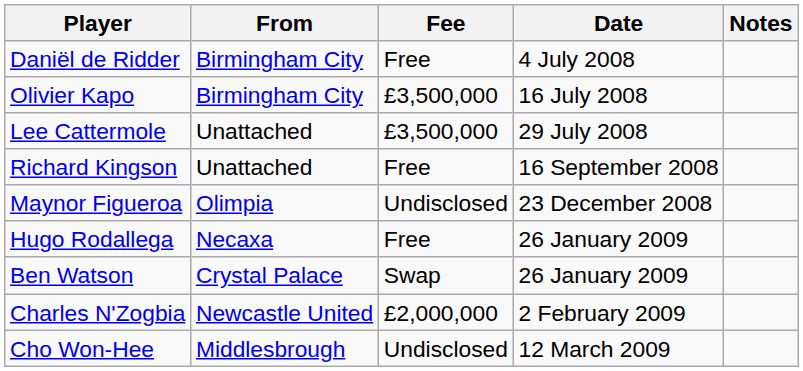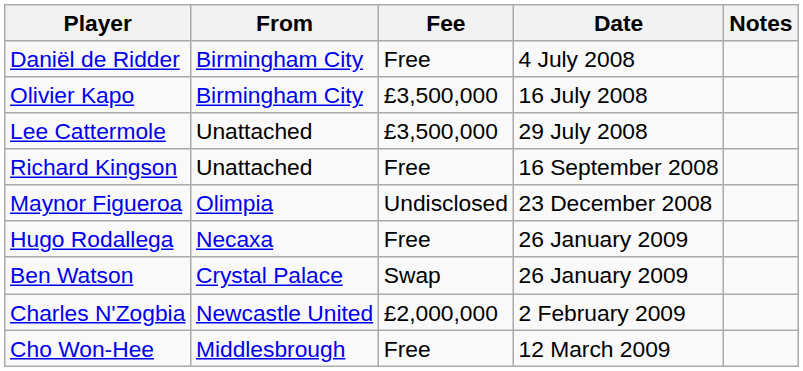(446, 348) Undisclosed -> (407, 348) Free
